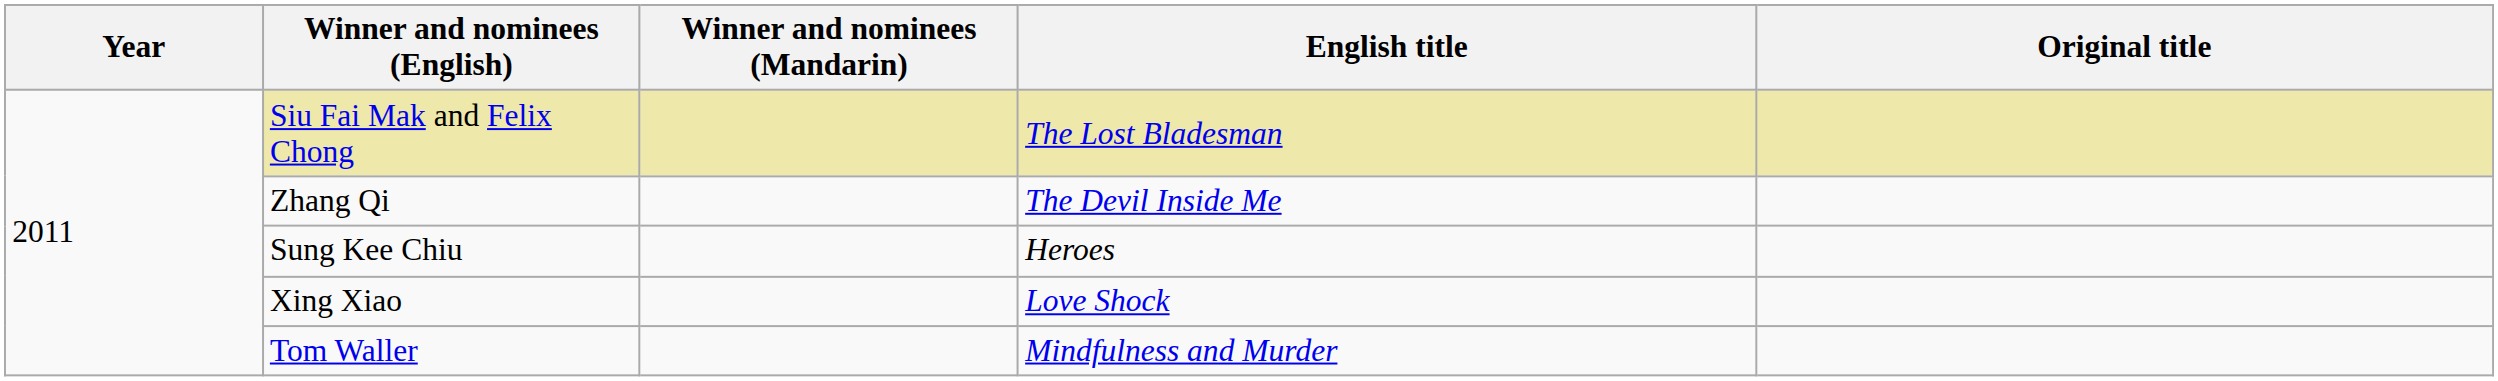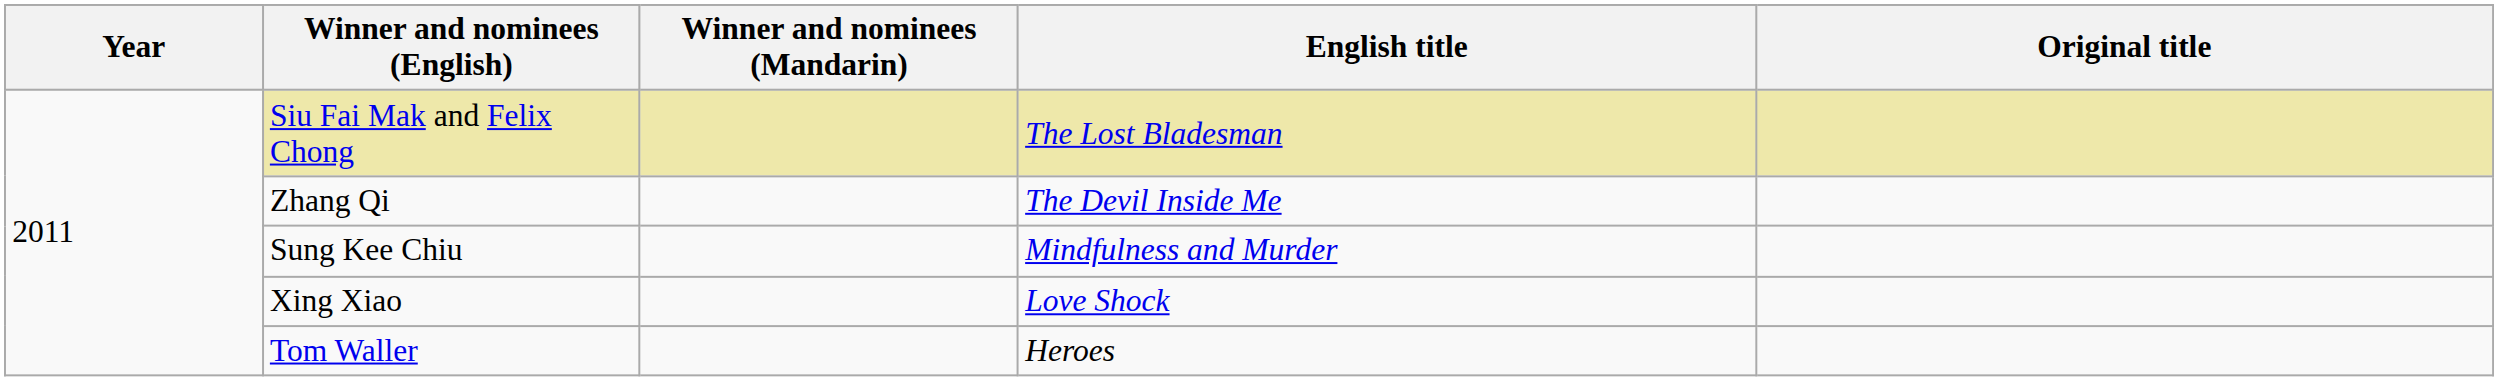(1070, 250) Heroes -> (1181, 250) Mindfulness and Murder
(1181, 350) Mindfulness and Murder -> (1070, 350) Heroes
